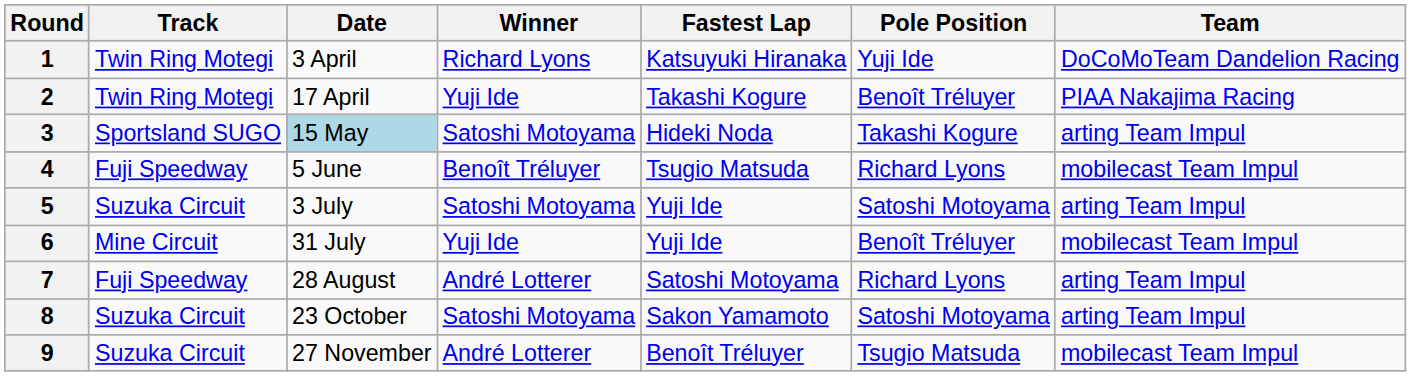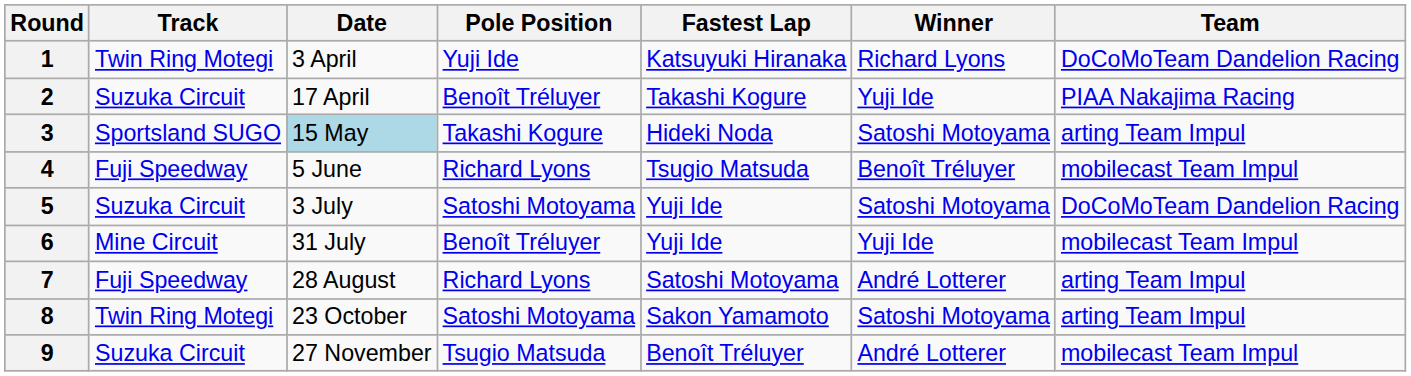columns swapped: (954, 23) <-> (539, 23)
(184, 96) Twin Ring Motegi -> (170, 96) Suzuka Circuit
(1153, 206) arting Team Impul -> (1230, 206) DoCoMoTeam Dandelion Racing
(170, 316) Suzuka Circuit -> (184, 316) Twin Ring Motegi
